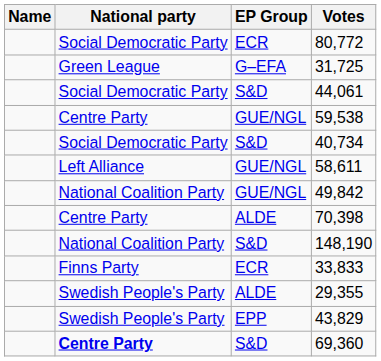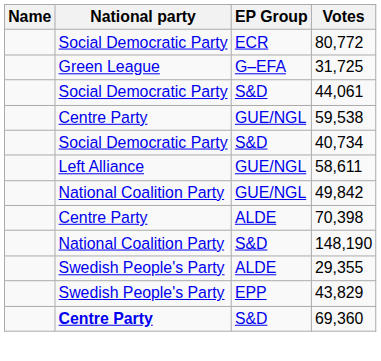- row: (339, 268)
